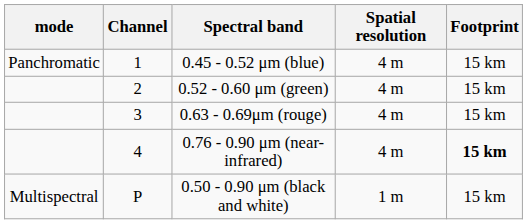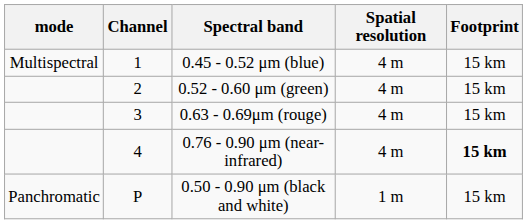(54, 62) Panchromatic -> (54, 62) Multispectral
(54, 196) Multispectral -> (54, 196) Panchromatic
